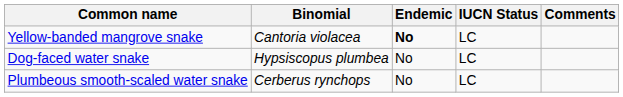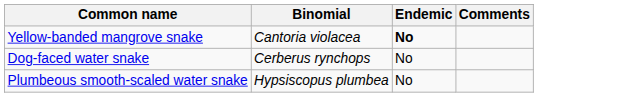- column: (499, 15)
(321, 59) Hypsiscopus plumbea -> (312, 59) Cerberus rynchops
(312, 80) Cerberus rynchops -> (321, 80) Hypsiscopus plumbea
